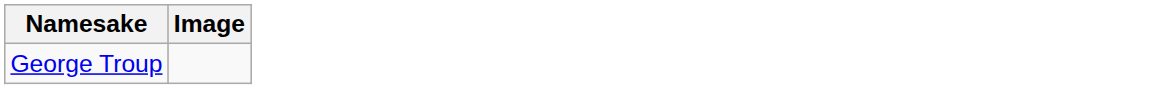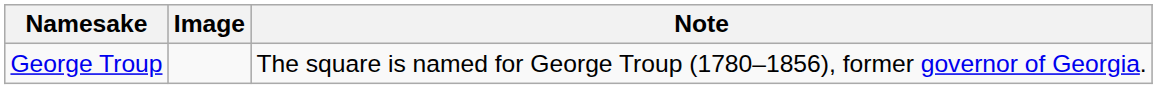+ column: (702, 24)
